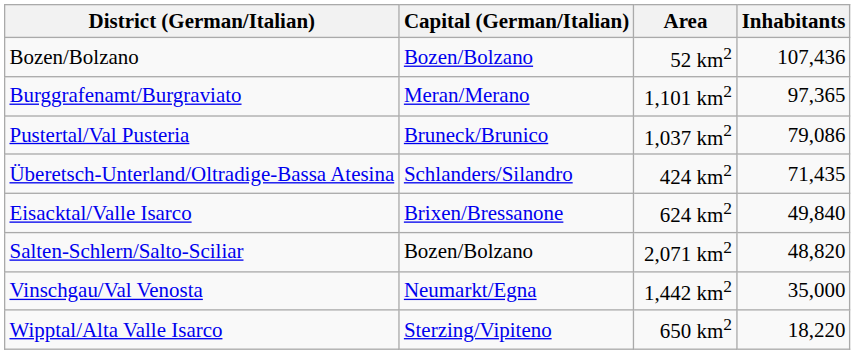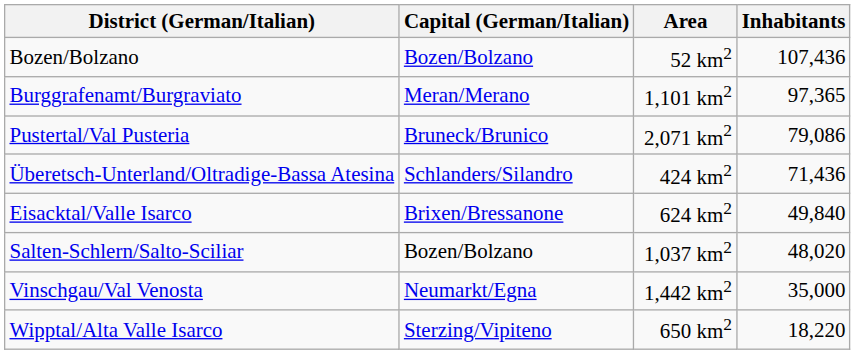(688, 135) 1,037 km2 -> (685, 135) 2,071 km2
(817, 173) 71,435 -> (817, 173) 71,436
(685, 251) 2,071 km2 -> (688, 251) 1,037 km2
(817, 251) 48,820 -> (817, 251) 48,020
